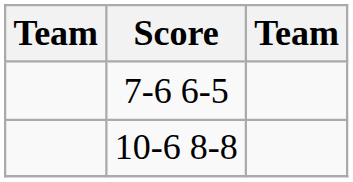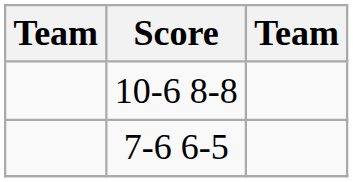rows swapped: (176, 147) <-> (176, 90)
